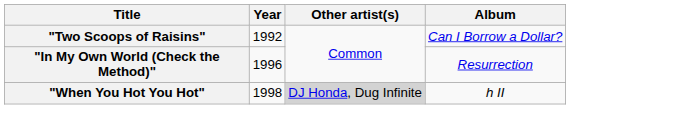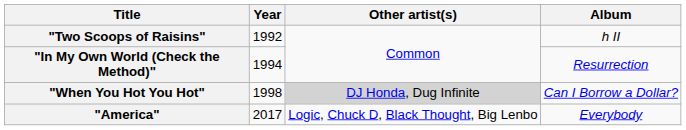(495, 36) Can I Borrow a Dollar? -> (611, 36) h II
(267, 64) 1996 -> (267, 64) 1994
(495, 93) h II -> (611, 93) Can I Borrow a Dollar?
+ row: (127, 114)
